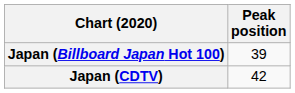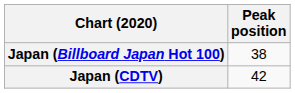(259, 54) 39 -> (259, 54) 38
